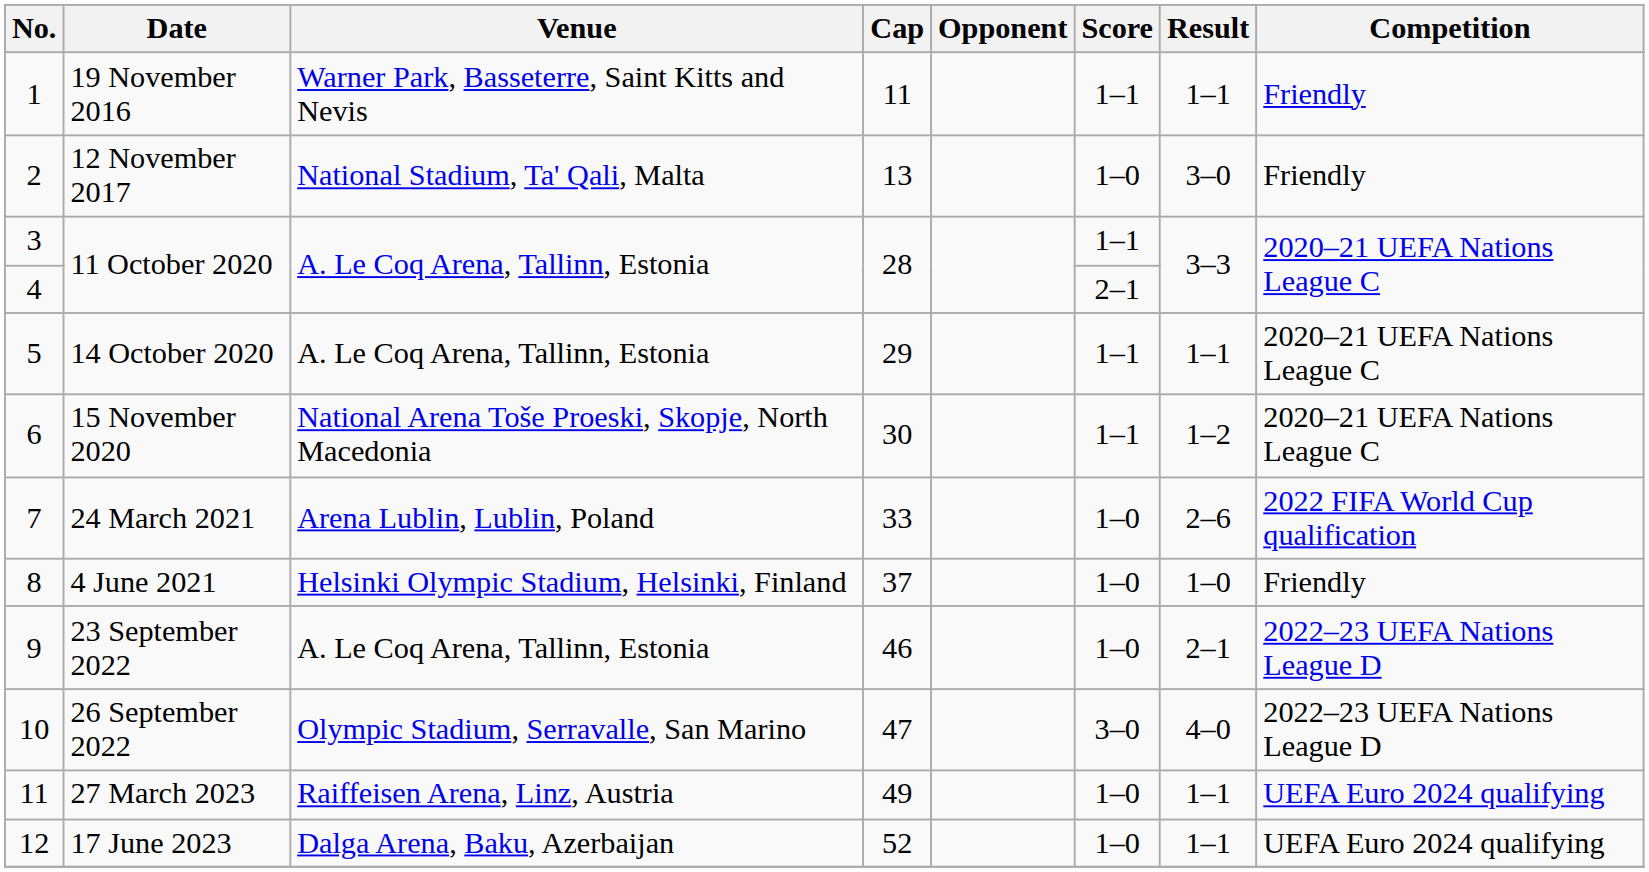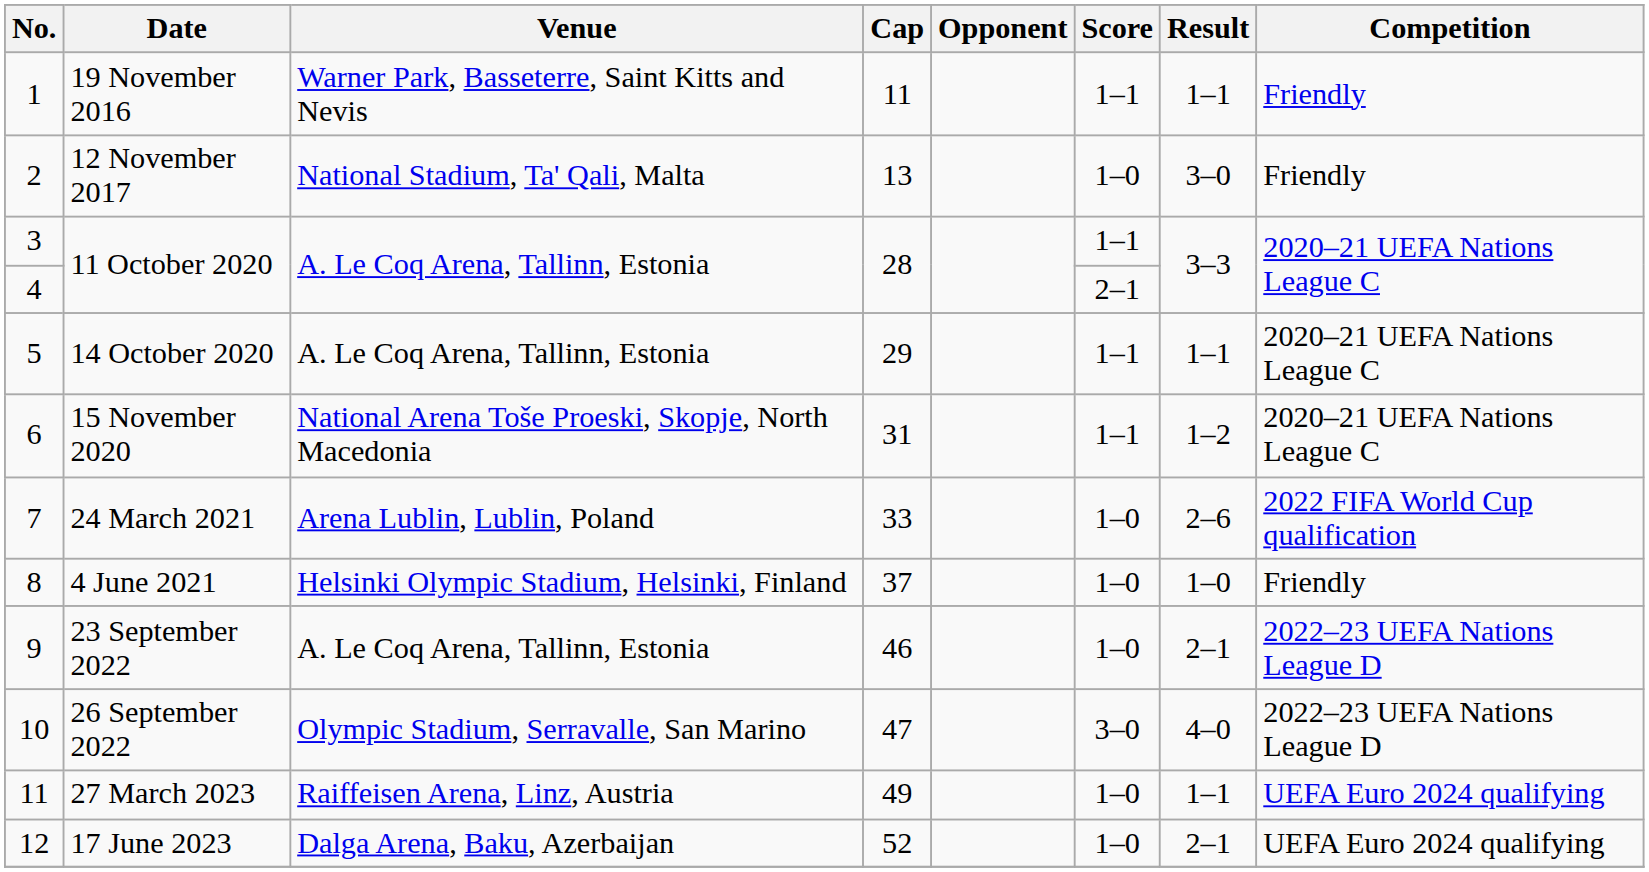(897, 435) 30 -> (897, 435) 31
(1208, 842) 1–1 -> (1208, 842) 2–1
